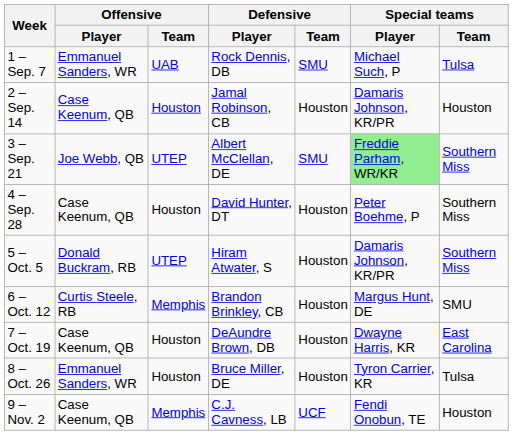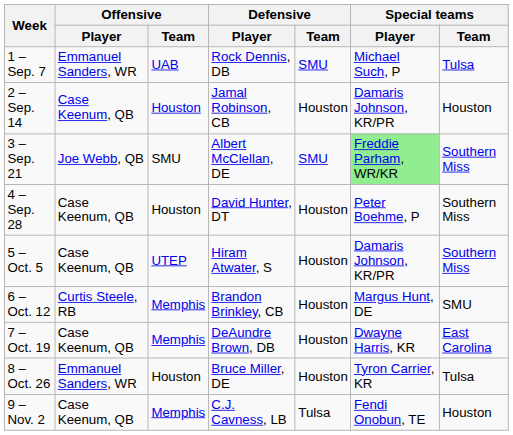(169, 159) UTEP -> (166, 159) SMU
(97, 260) Donald Buckram, RB -> (96, 260) Case Keenum, QB
(176, 340) Houston -> (178, 340) Memphis
(312, 412) UCF -> (314, 412) Tulsa
